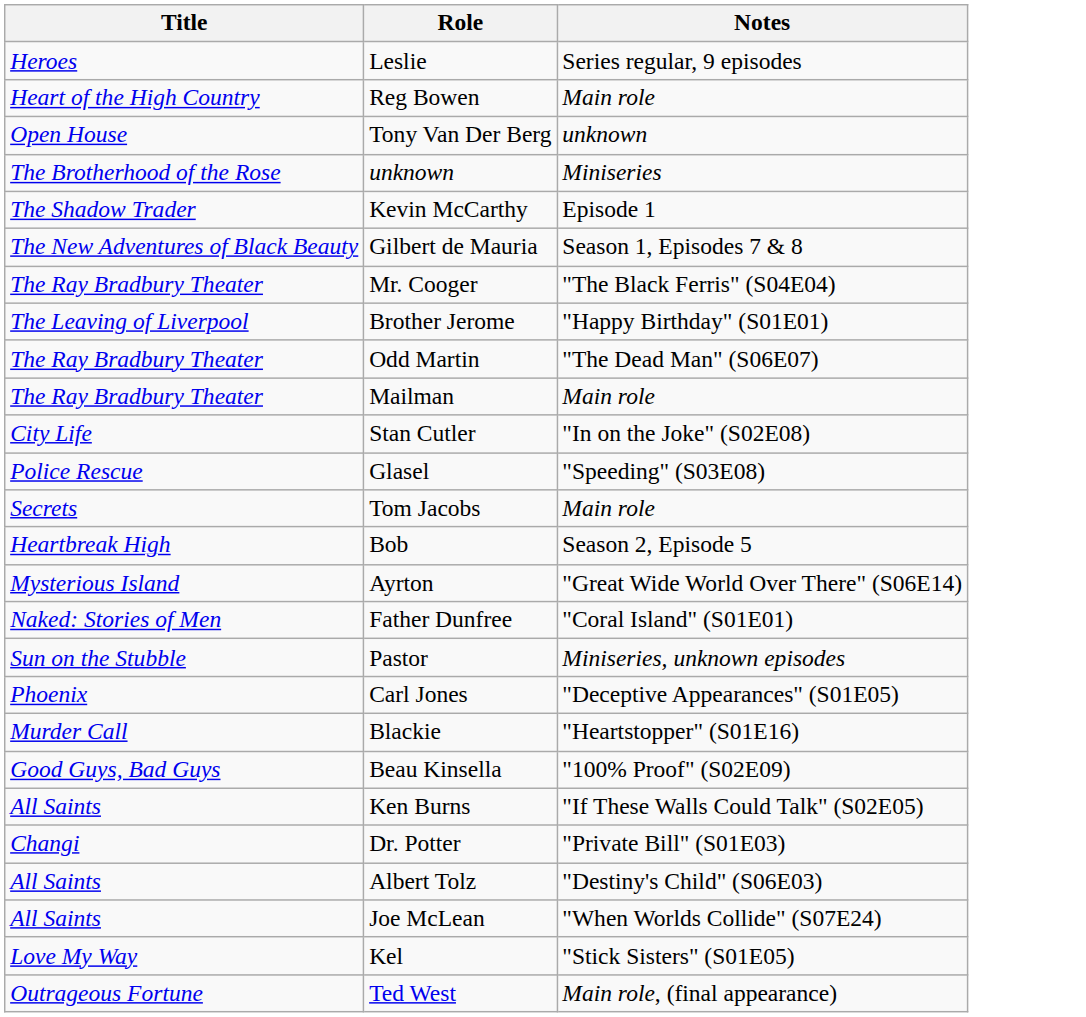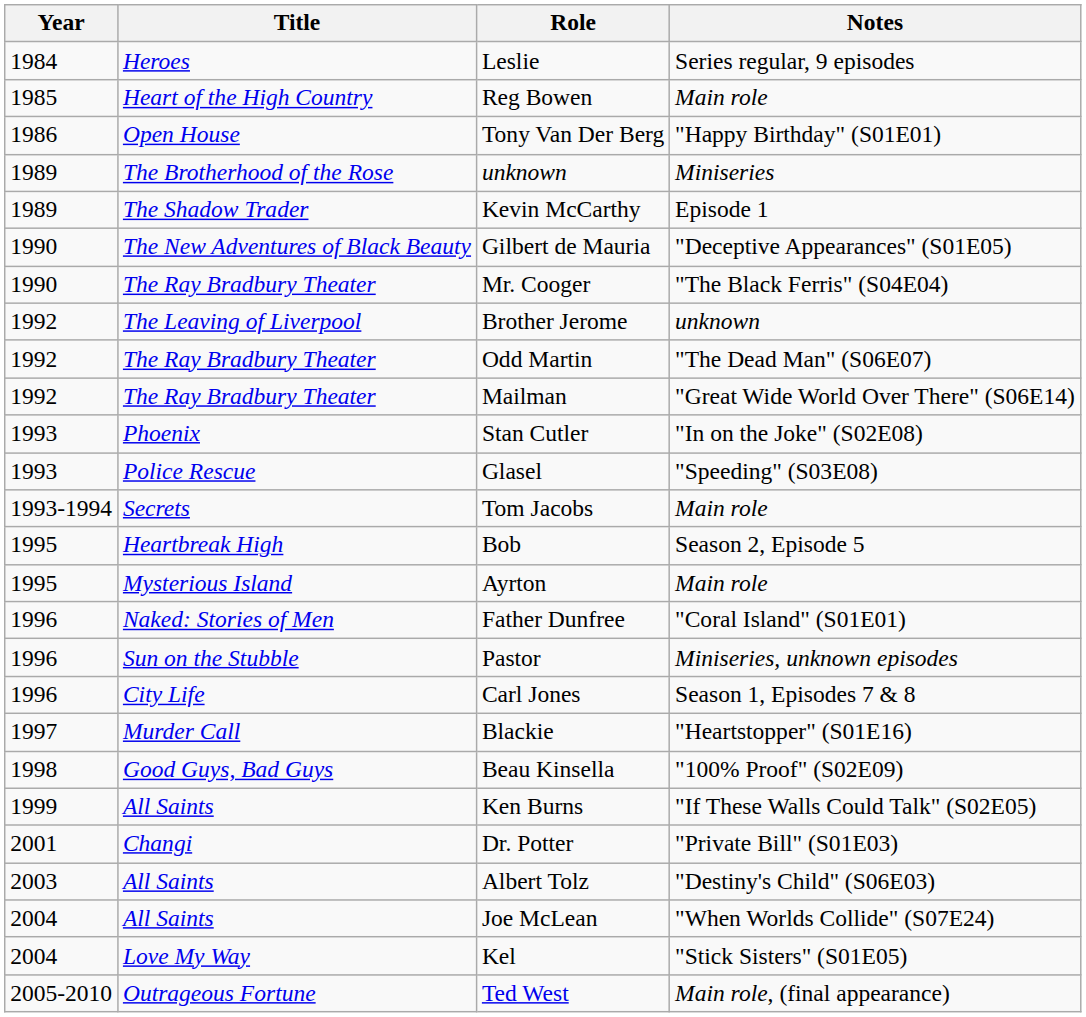+ column: (61, 23)
(605, 135) unknown -> (808, 135) "Happy Birthday" (S01E01)
(683, 246) Season 1, Episodes 7 & 8 -> (843, 246) "Deceptive Appearances" (S01E05)
(695, 321) "Happy Birthday" (S01E01) -> (718, 321) unknown
(609, 396) Main role -> (875, 396) "Great Wide World Over There" (S06E14)
(51, 433) City Life -> (161, 433) Phoenix
(762, 582) "Great Wide World Over There" (S06E14) -> (721, 582) Main role
(49, 694) Phoenix -> (164, 694) City Life
(731, 694) "Deceptive Appearances" (S01E05) -> (795, 694) Season 1, Episodes 7 & 8
